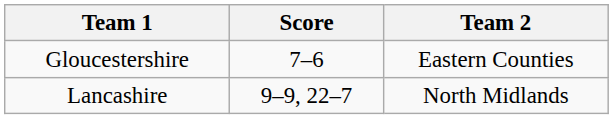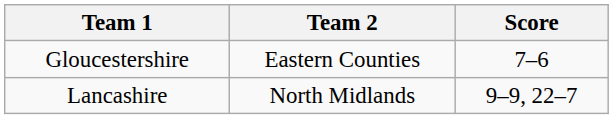columns swapped: (496, 22) <-> (307, 22)
